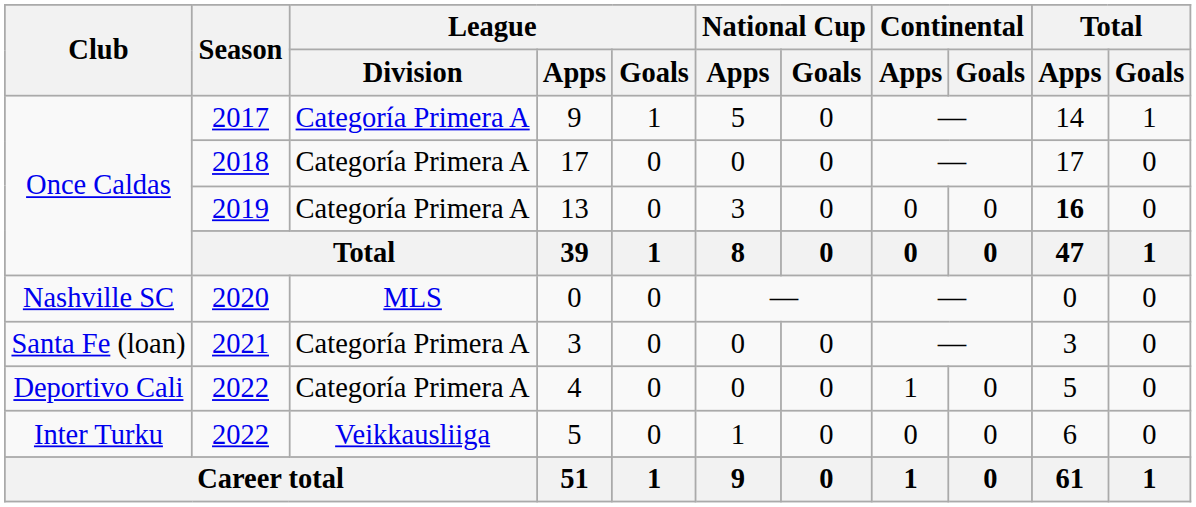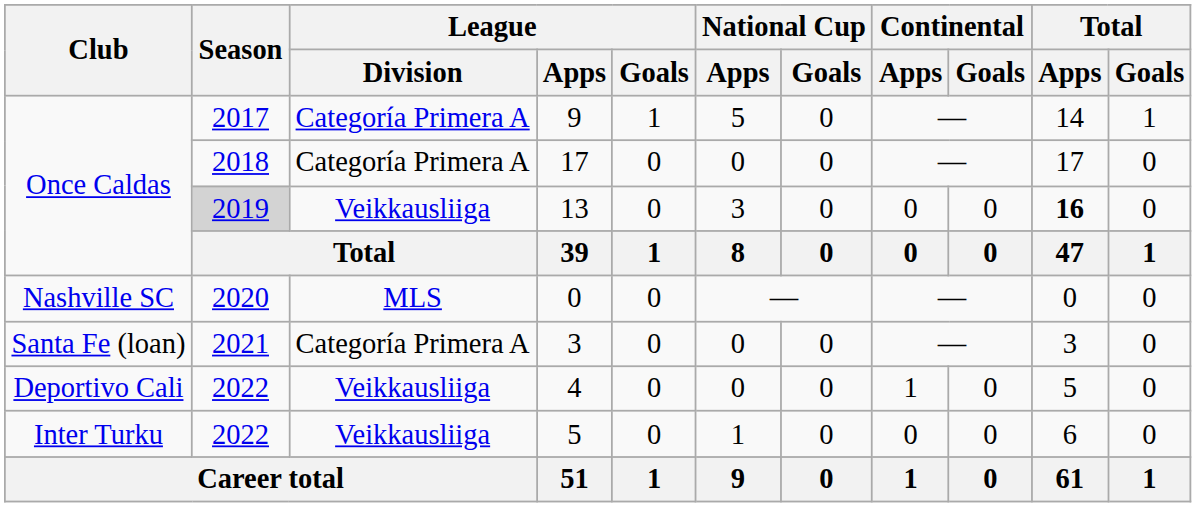(241, 207) no background -> (241, 207) lightgrey background
(413, 207) Categoría Primera A -> (413, 207) Veikkausliiga
(413, 388) Categoría Primera A -> (413, 388) Veikkausliiga
